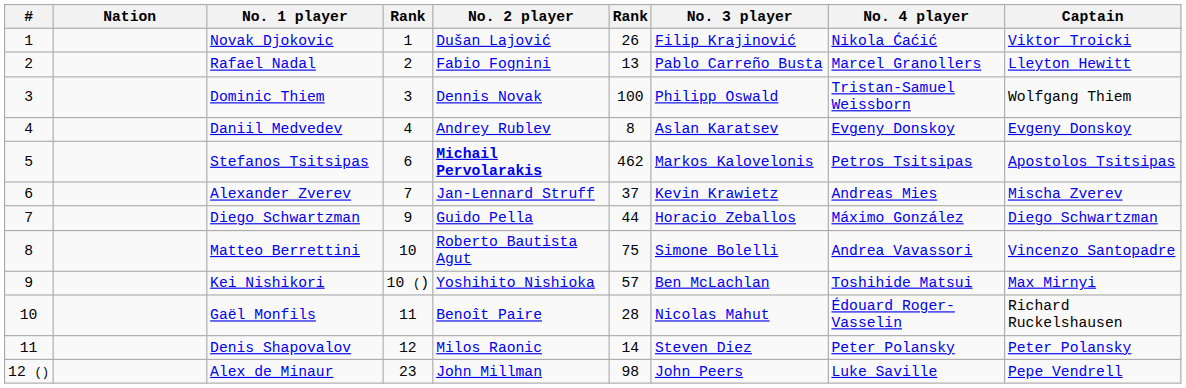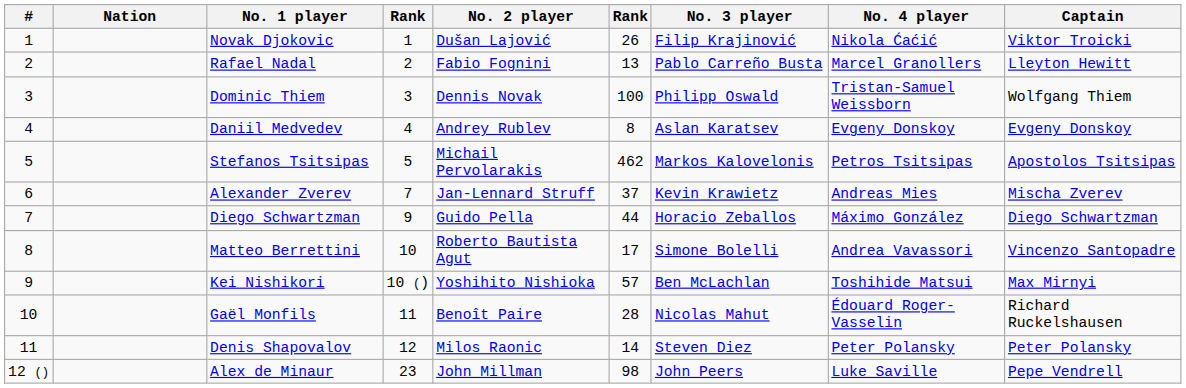(408, 162) 6 -> (408, 162) 5
(489, 162) bold -> (489, 162) normal
(630, 250) 75 -> (630, 250) 17
